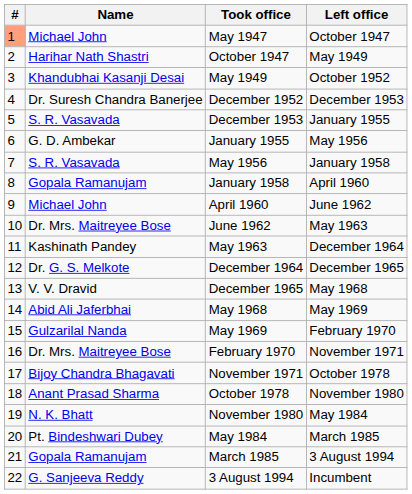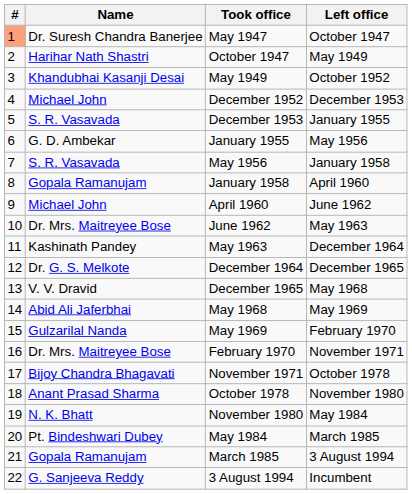(67, 36) Michael John -> (115, 36) Dr. Suresh Chandra Banerjee
(115, 99) Dr. Suresh Chandra Banerjee -> (67, 99) Michael John
